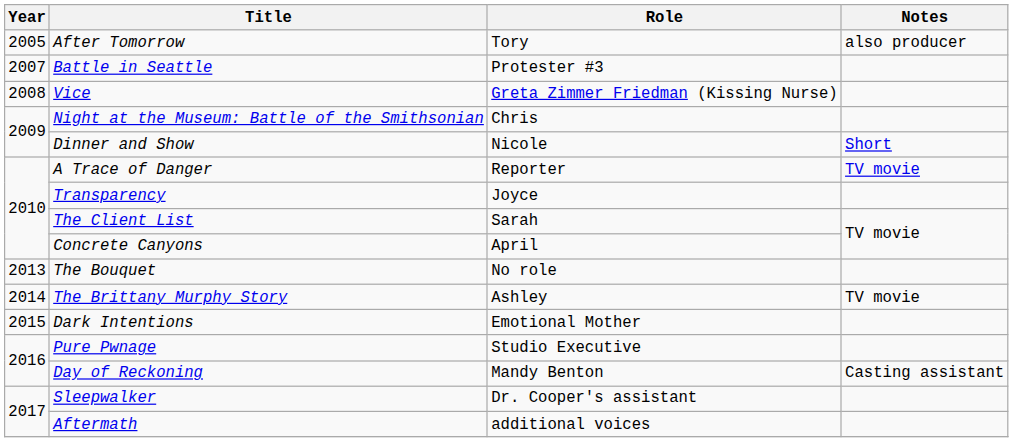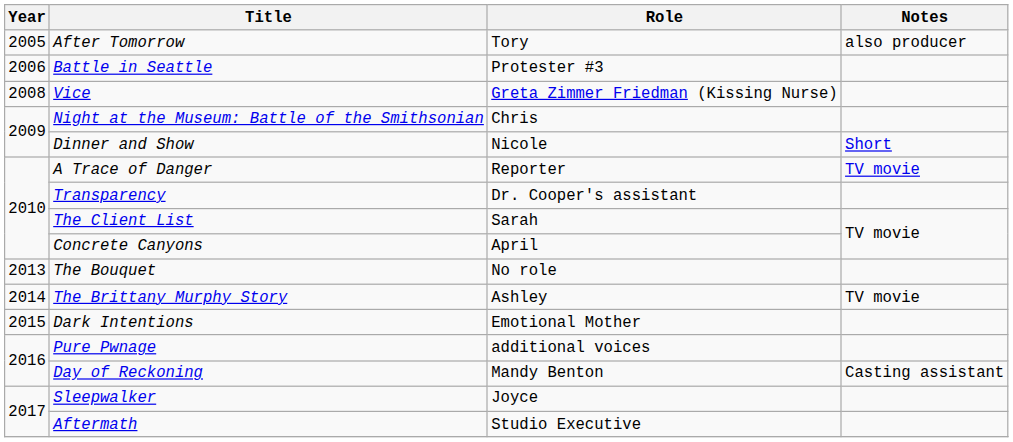(27, 68) 2007 -> (27, 68) 2006
(515, 195) Joyce -> (594, 195) Dr. Cooper's assistant
(566, 348) Studio Executive -> (571, 348) additional voices
(594, 399) Dr. Cooper's assistant -> (515, 399) Joyce
(571, 424) additional voices -> (566, 424) Studio Executive
